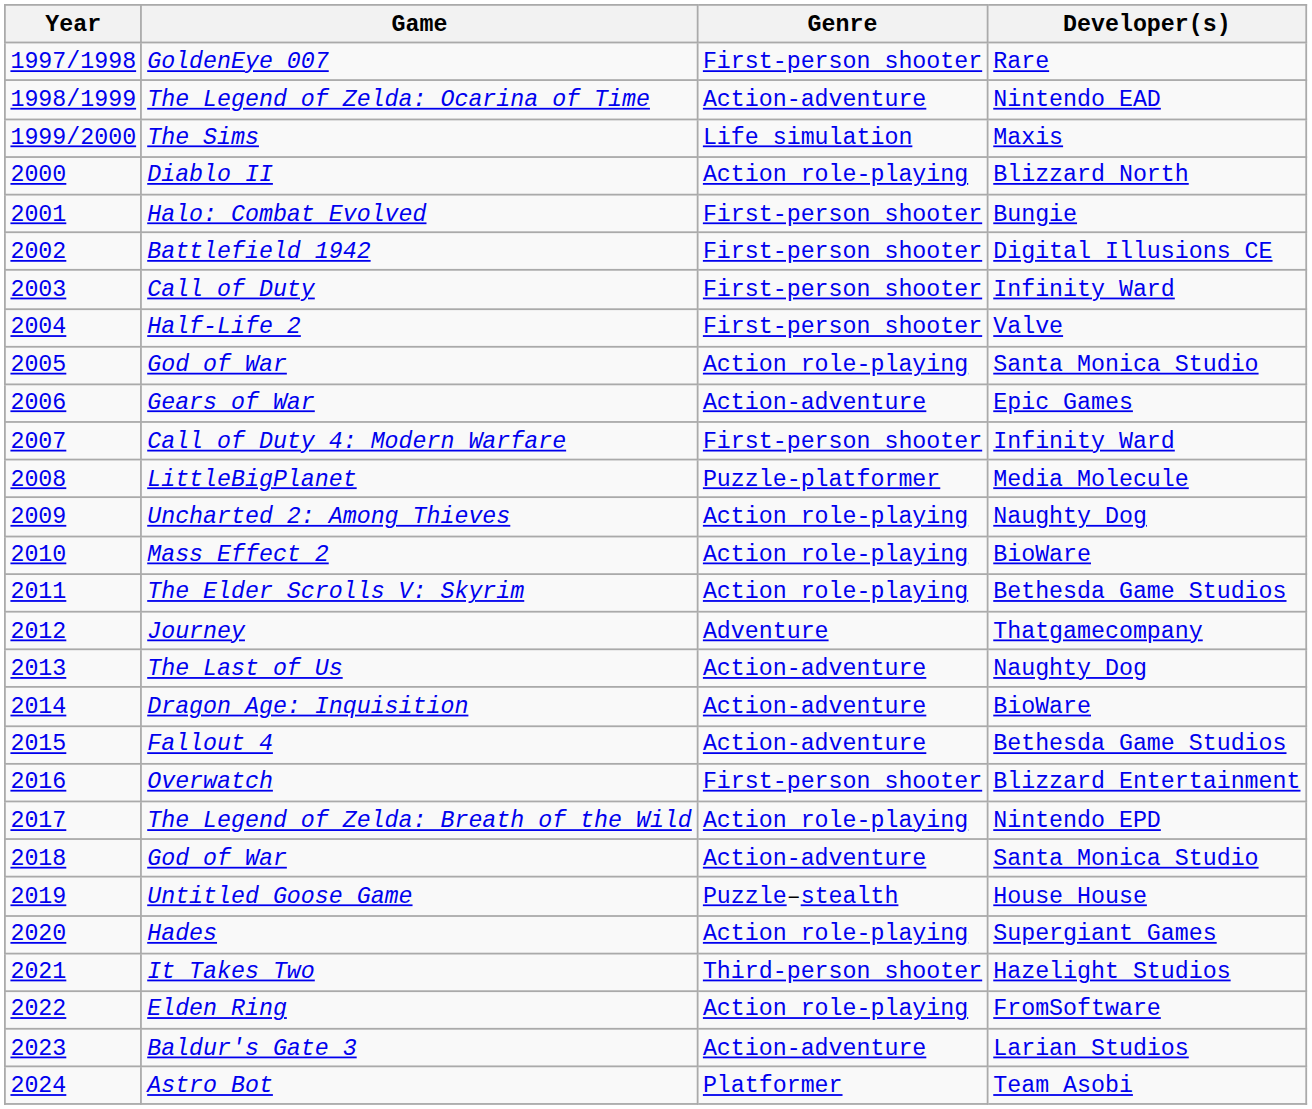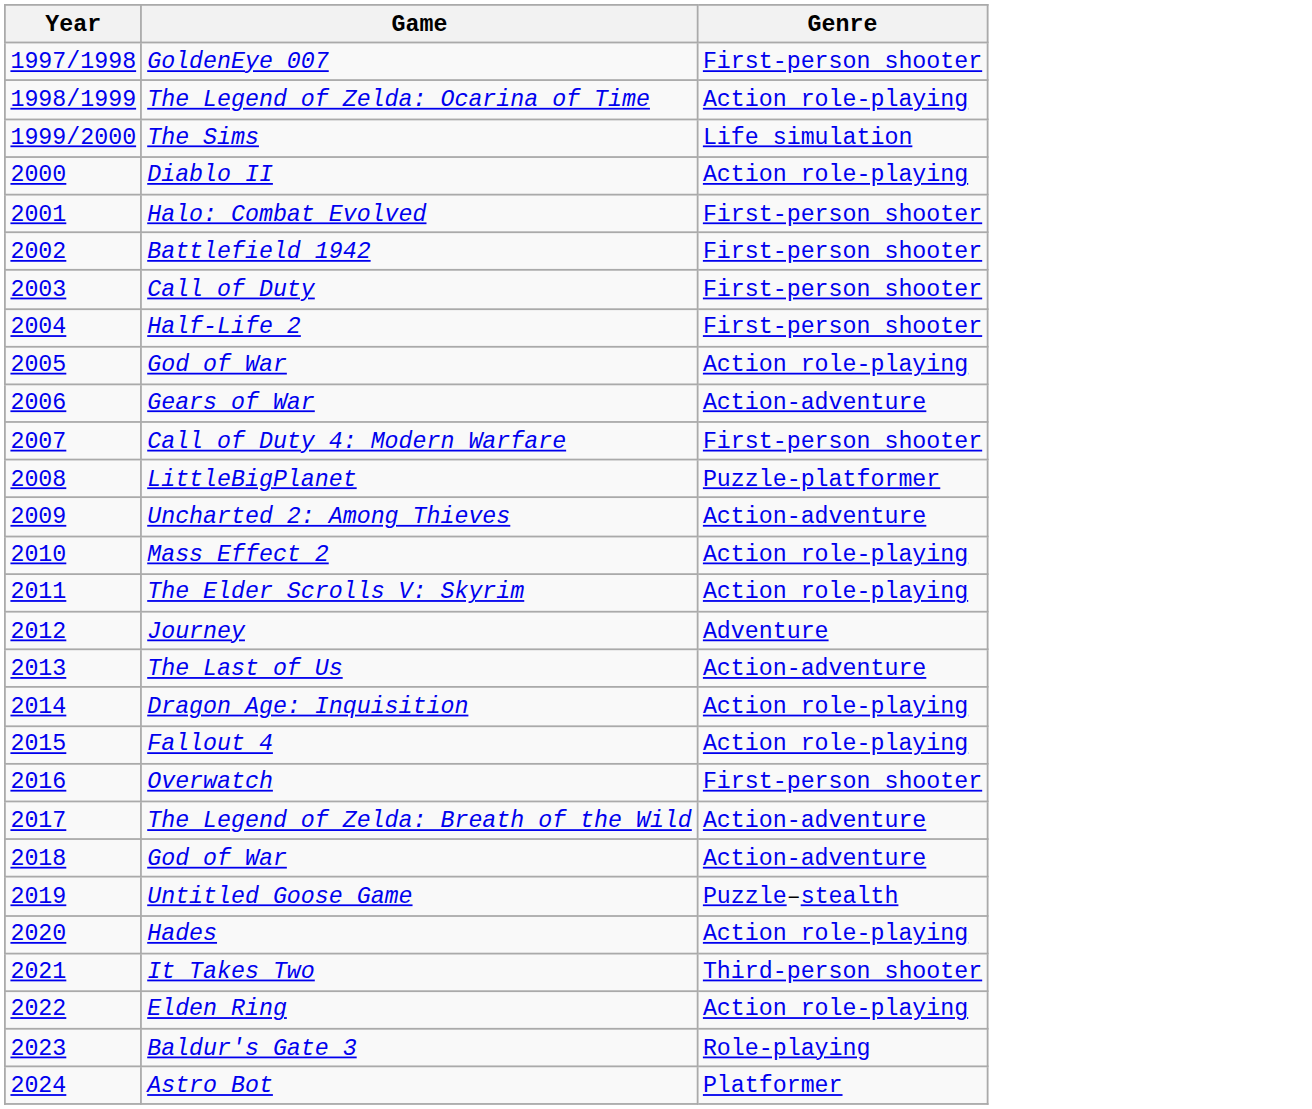- column: (1147, 24)
(815, 100) Action-adventure -> (836, 100) Action role-playing
(836, 517) Action role-playing -> (815, 517) Action-adventure
(815, 707) Action-adventure -> (836, 707) Action role-playing
(815, 744) Action-adventure -> (836, 744) Action role-playing
(836, 820) Action role-playing -> (815, 820) Action-adventure
(815, 1048) Action-adventure -> (787, 1048) Role-playing
